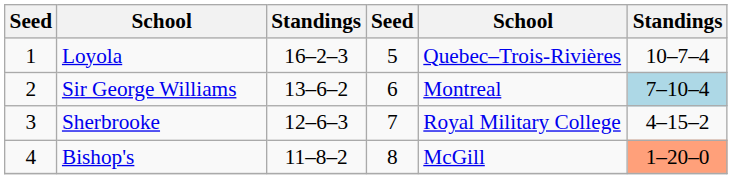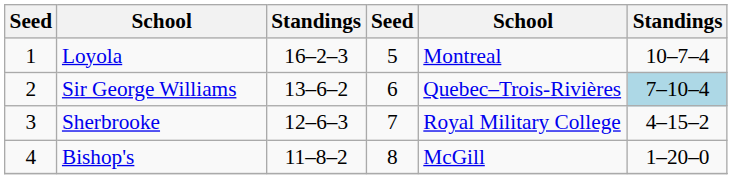(522, 55) Quebec–Trois-Rivières -> (462, 55) Montreal
(462, 88) Montreal -> (522, 88) Quebec–Trois-Rivières
(678, 156) lightsalmon background -> (678, 156) no background
